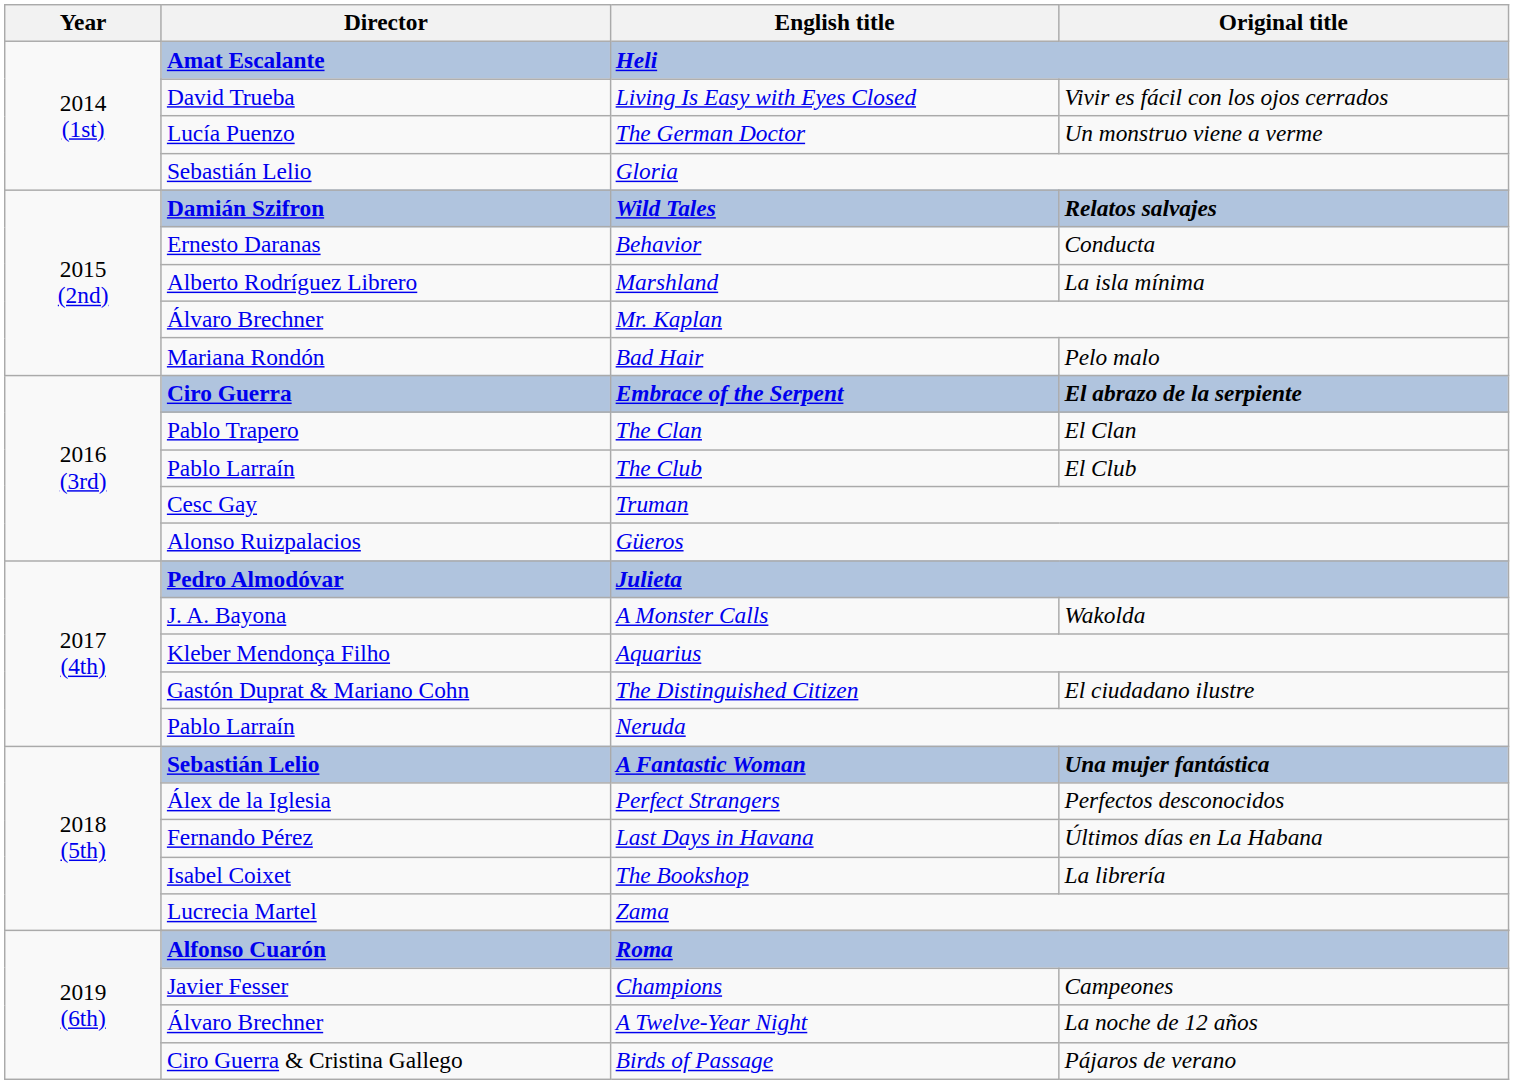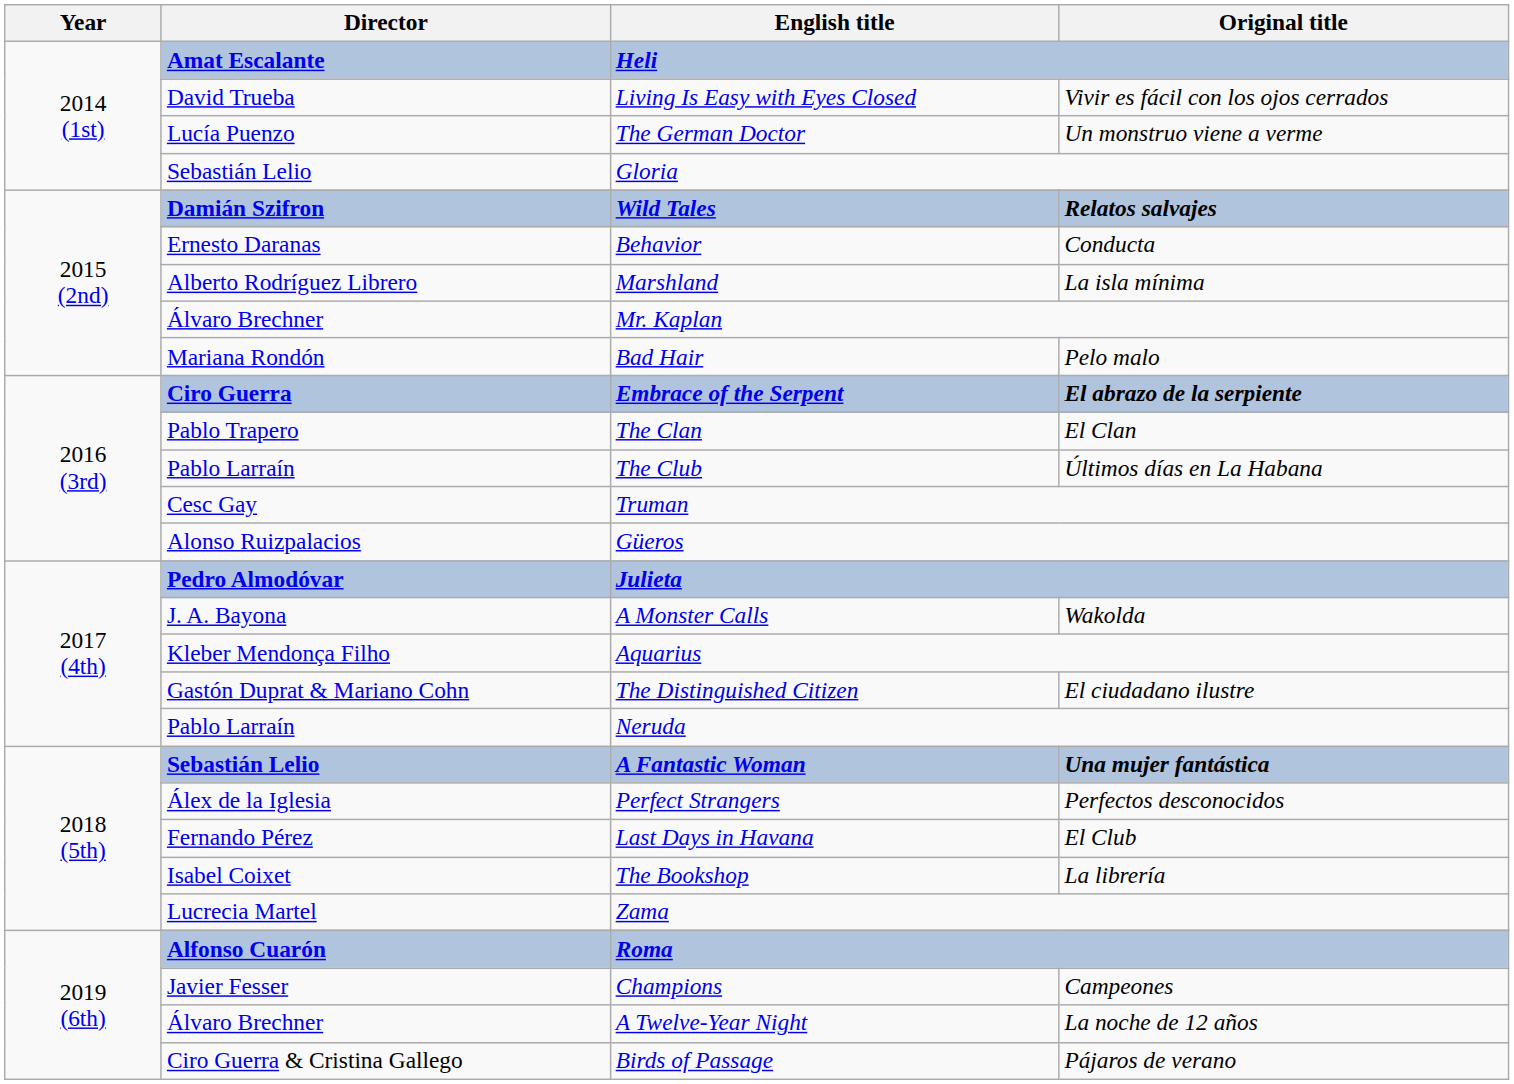(1100, 467) El Club -> (1194, 467) Últimos días en La Habana
(1194, 838) Últimos días en La Habana -> (1100, 838) El Club
